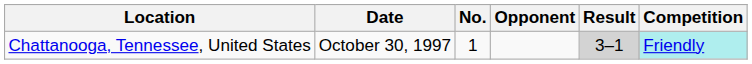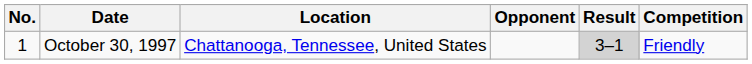columns swapped: (473, 18) <-> (160, 18)
(674, 45) paleturquoise background -> (674, 45) no background
